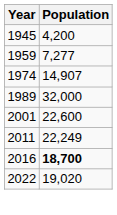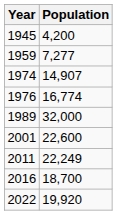+ row: (22, 96)
(62, 158) bold -> (62, 179) normal
(62, 179) 19,020 -> (62, 199) 19,920
